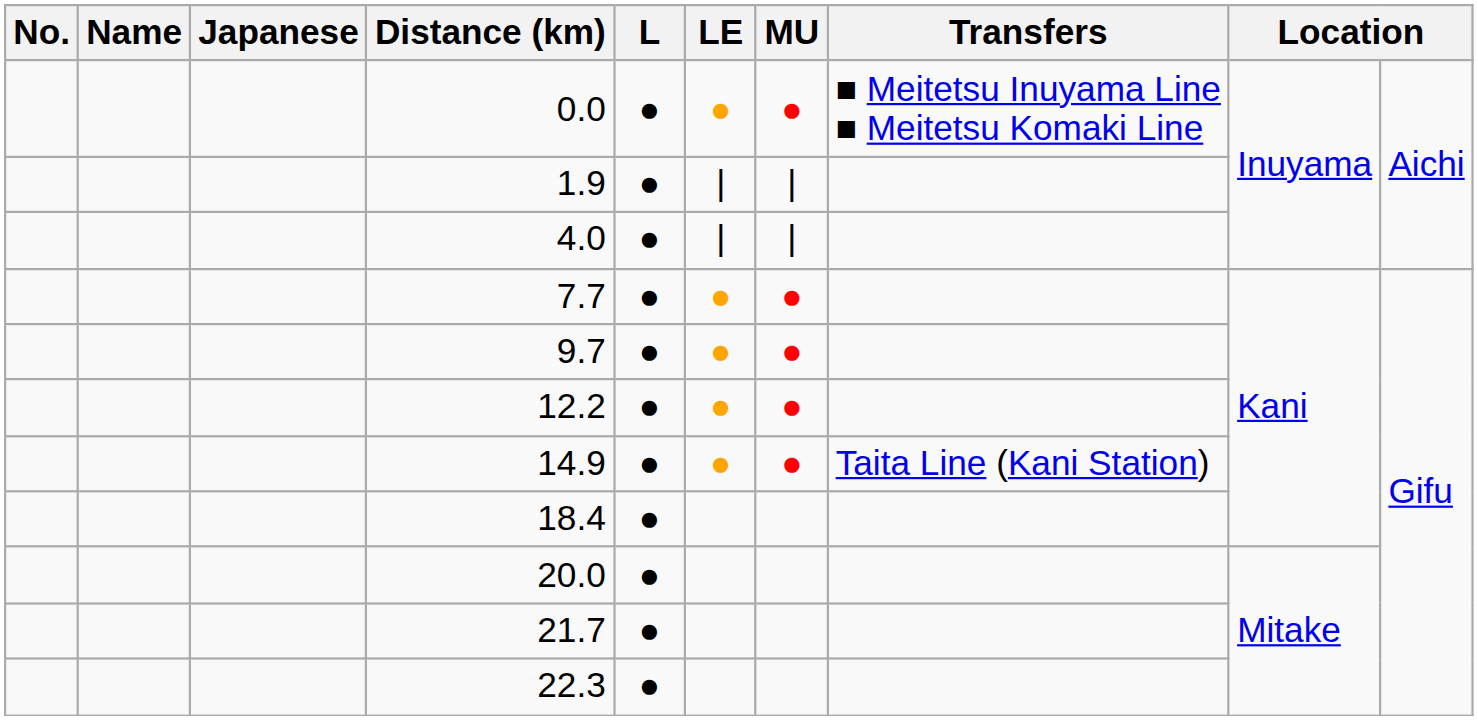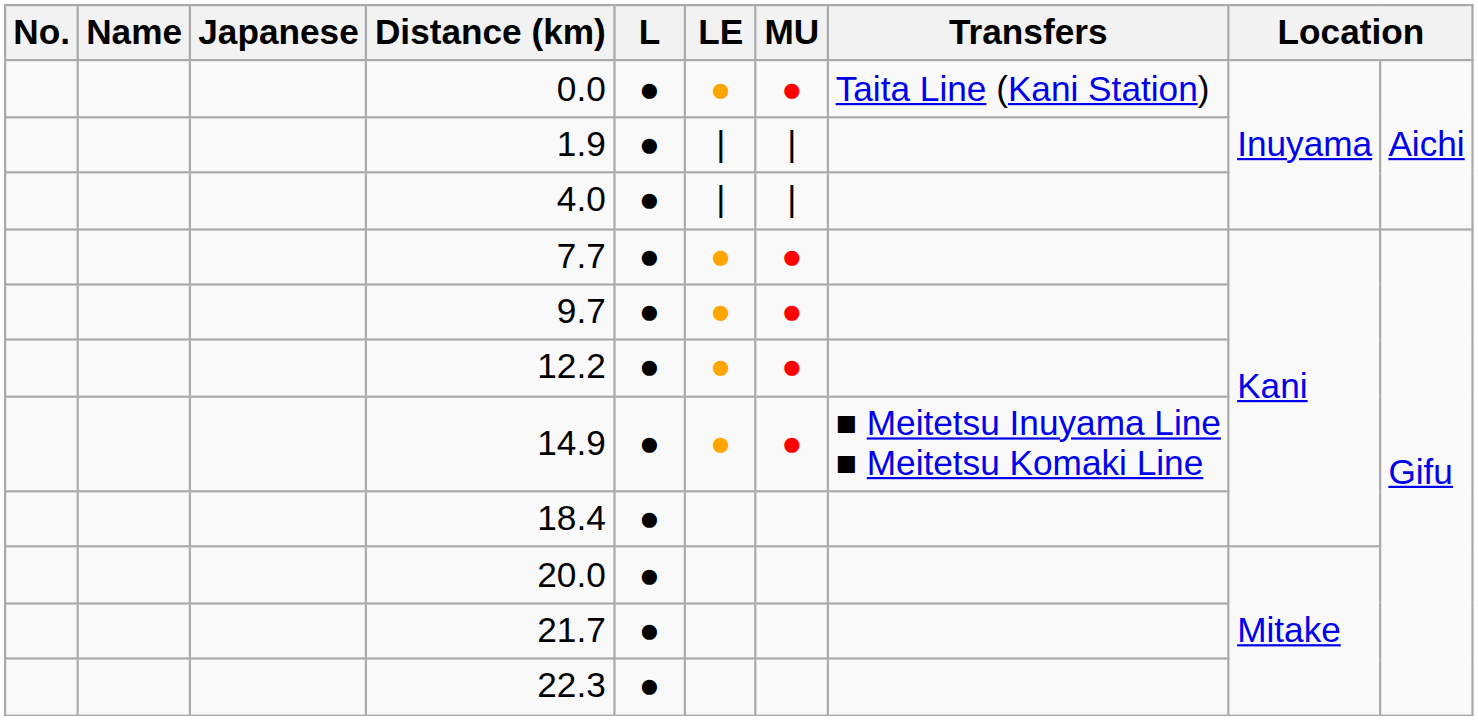(1028, 108) ■ Meitetsu Inuyama Line ■ Meitetsu Komaki Line -> (1023, 88) Taita Line (Kani Station)
(1023, 462) Taita Line (Kani Station) -> (1028, 442) ■ Meitetsu Inuyama Line ■ Meitetsu Komaki Line
